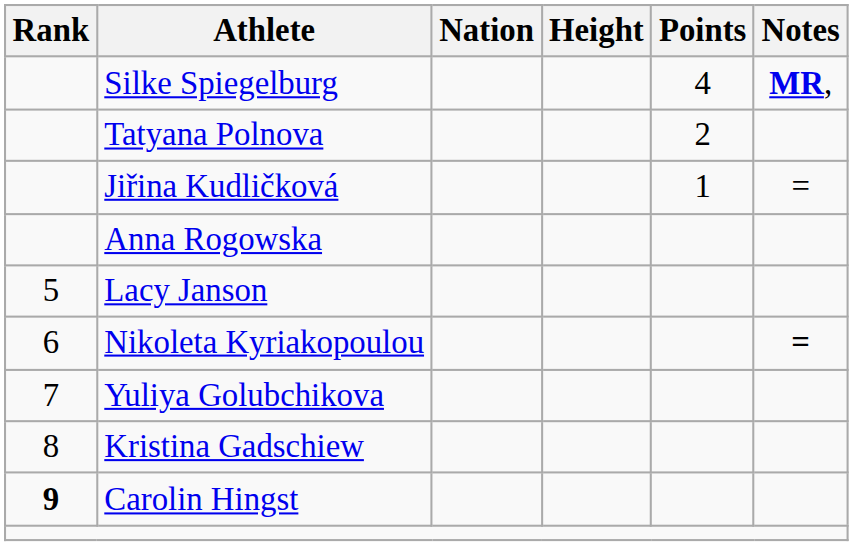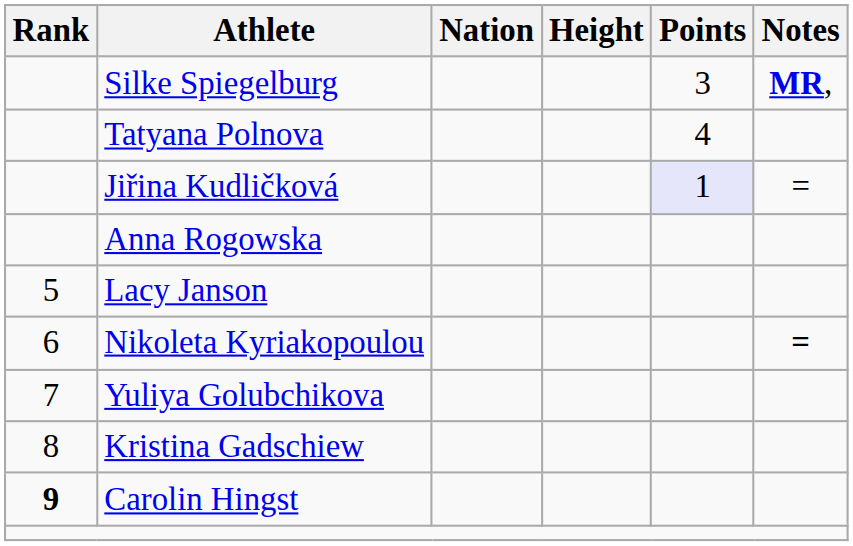(703, 82) 4 -> (703, 82) 3
(703, 134) 2 -> (703, 134) 4
(703, 186) no background -> (703, 186) lavender background
